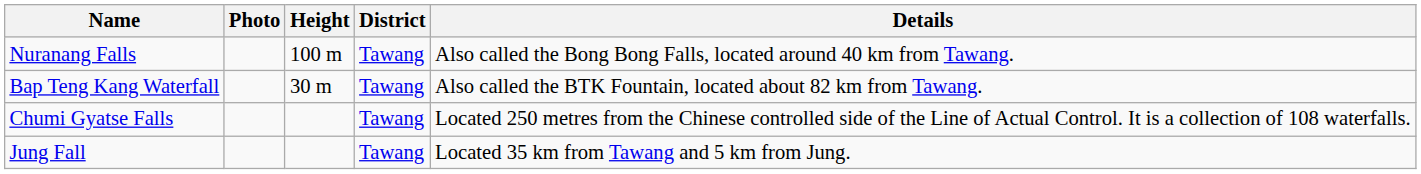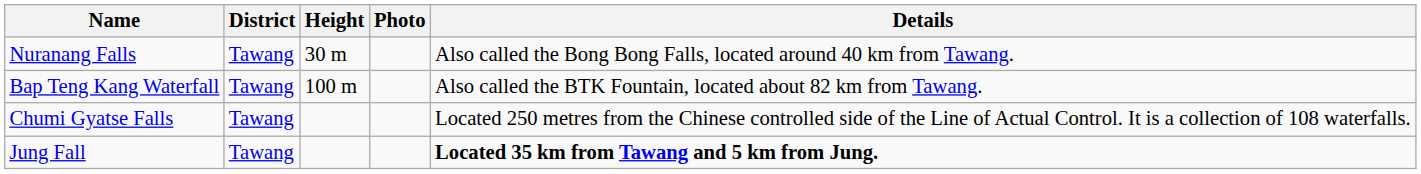columns swapped: (392, 20) <-> (255, 20)
(316, 53) 100 m -> (326, 53) 30 m
(311, 86) 30 m -> (331, 86) 100 m
(643, 151) normal -> (657, 151) bold
